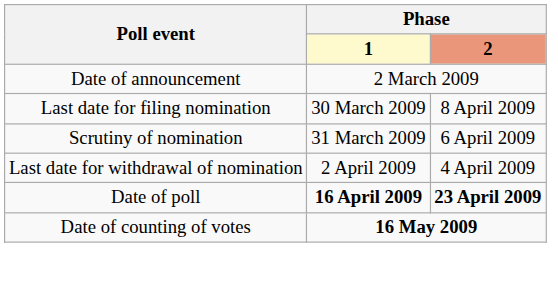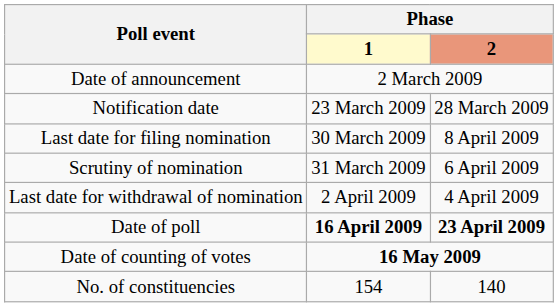+ row: (156, 108)
+ row: (156, 286)
